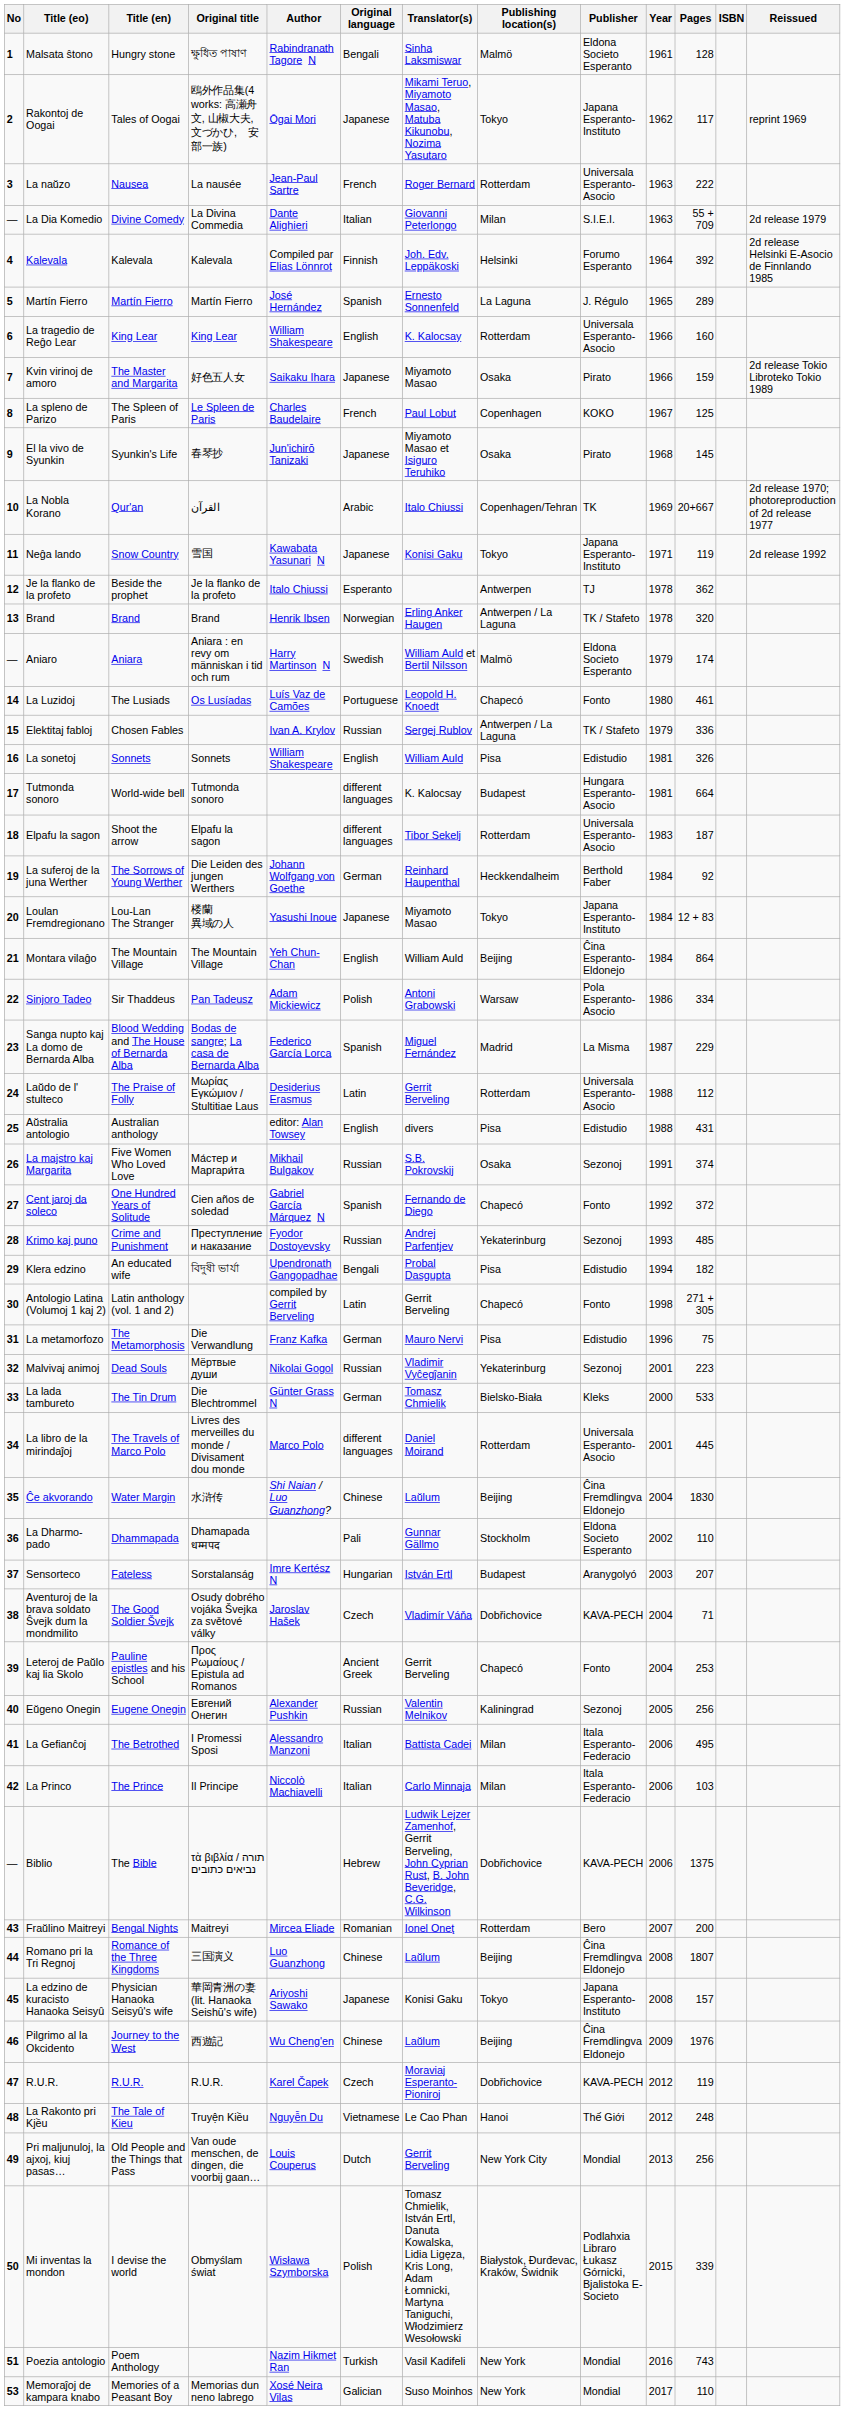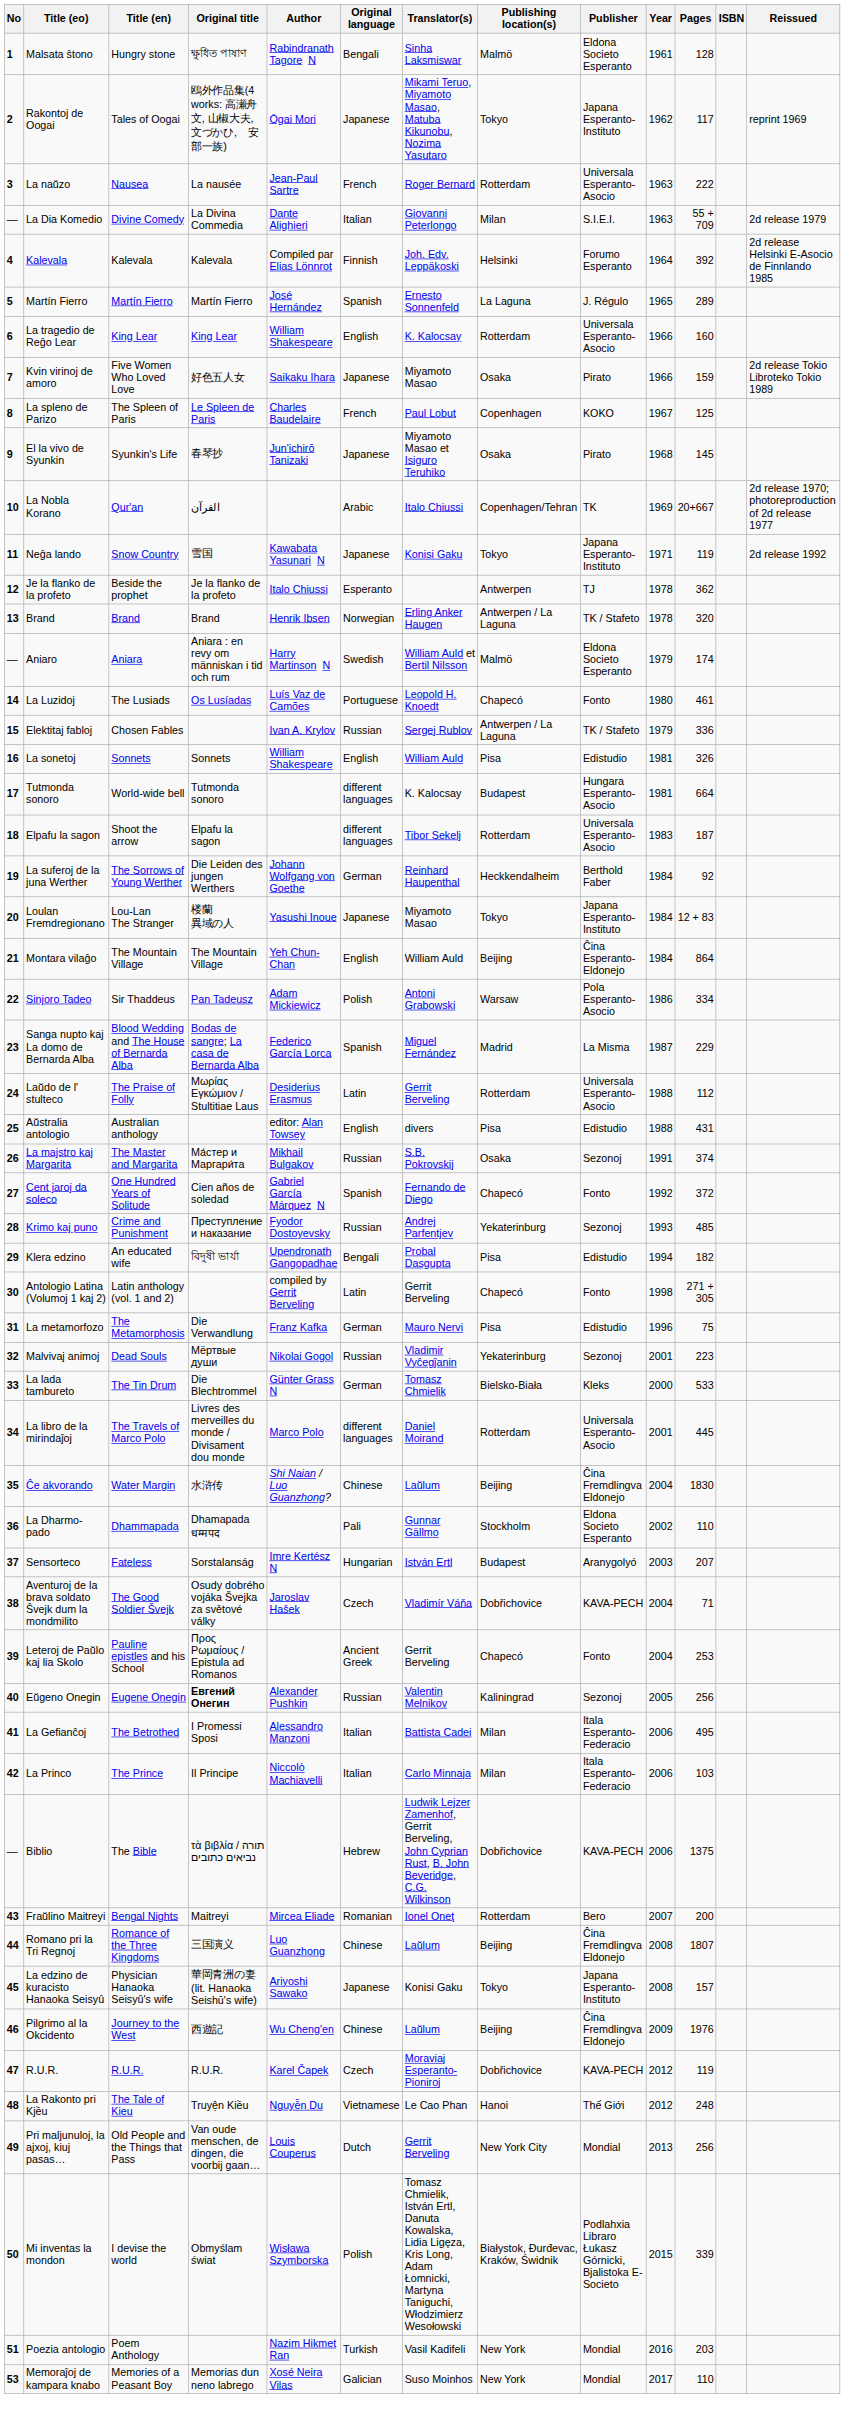(144, 378) The Master and Margarita -> (141, 378) Five Women Who Loved Love
(141, 1164) Five Women Who Loved Love -> (144, 1158) The Master and Margarita
(211, 1709) normal -> (213, 1697) bold
(705, 2362) 743 -> (705, 2350) 203
